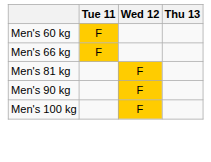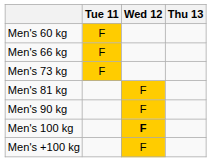+ row: (38, 71)
(140, 109) normal -> (143, 128) bold
+ row: (44, 147)
